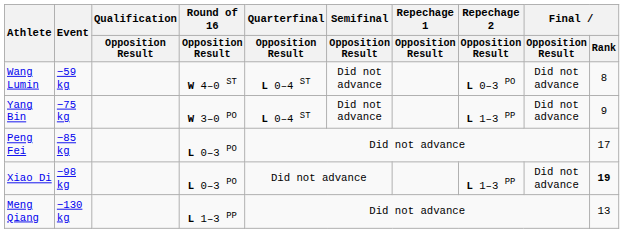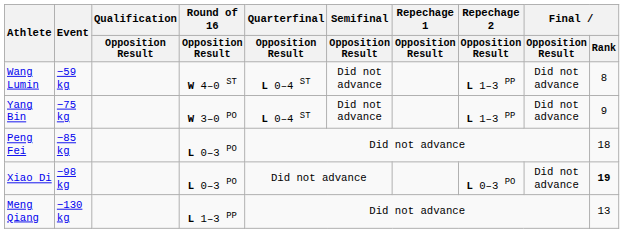(491, 85) L 0–3 PO -> (491, 85) L 1–3 PP
(604, 145) 17 -> (604, 145) 18
(491, 184) L 1–3 PP -> (491, 184) L 0–3 PO
